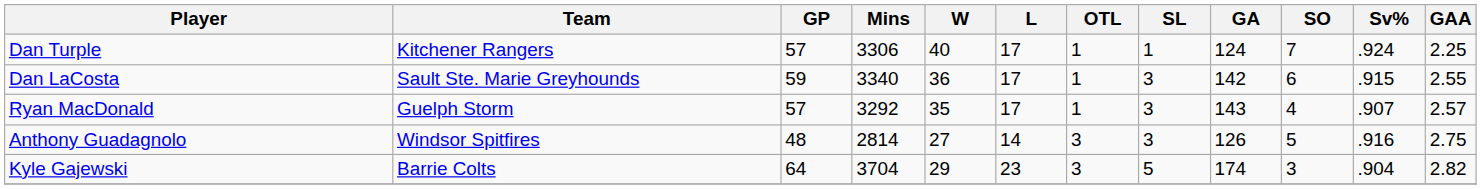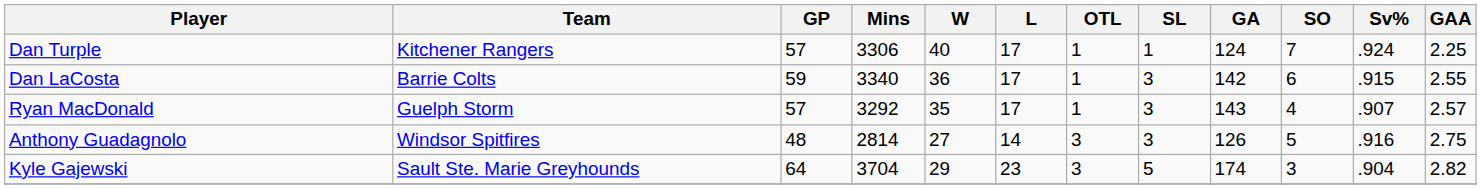(518, 79) Sault Ste. Marie Greyhounds -> (446, 79) Barrie Colts
(446, 169) Barrie Colts -> (518, 169) Sault Ste. Marie Greyhounds
